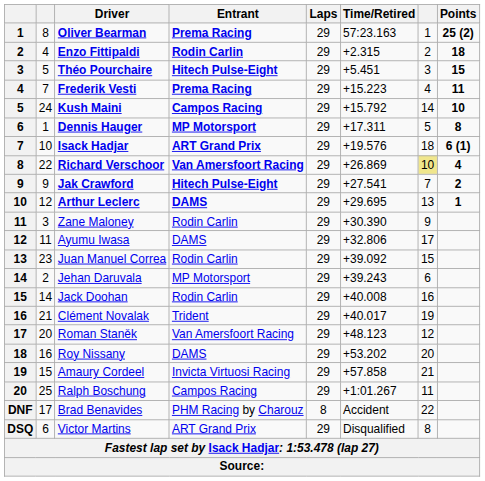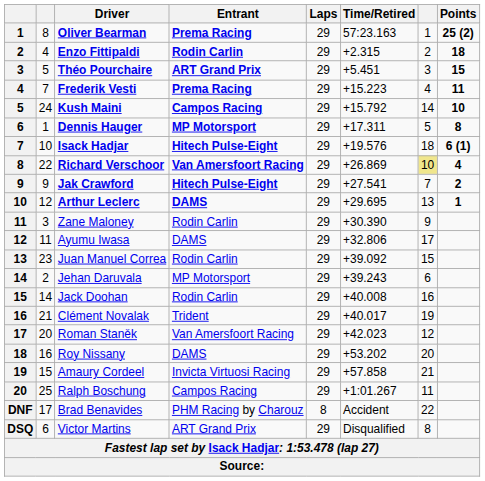(225, 70) Hitech Pulse-Eight -> (216, 70) ART Grand Prix
(216, 146) ART Grand Prix -> (225, 146) Hitech Pulse-Eight
(365, 334) +48.123 -> (365, 334) +42.023
